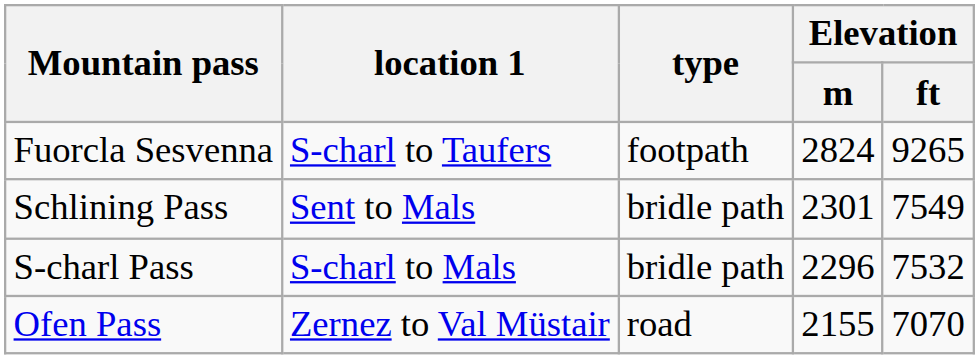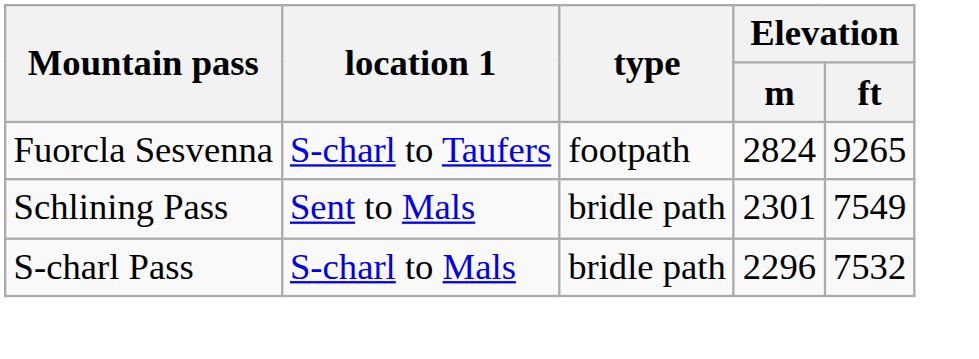- row: (87, 324)
